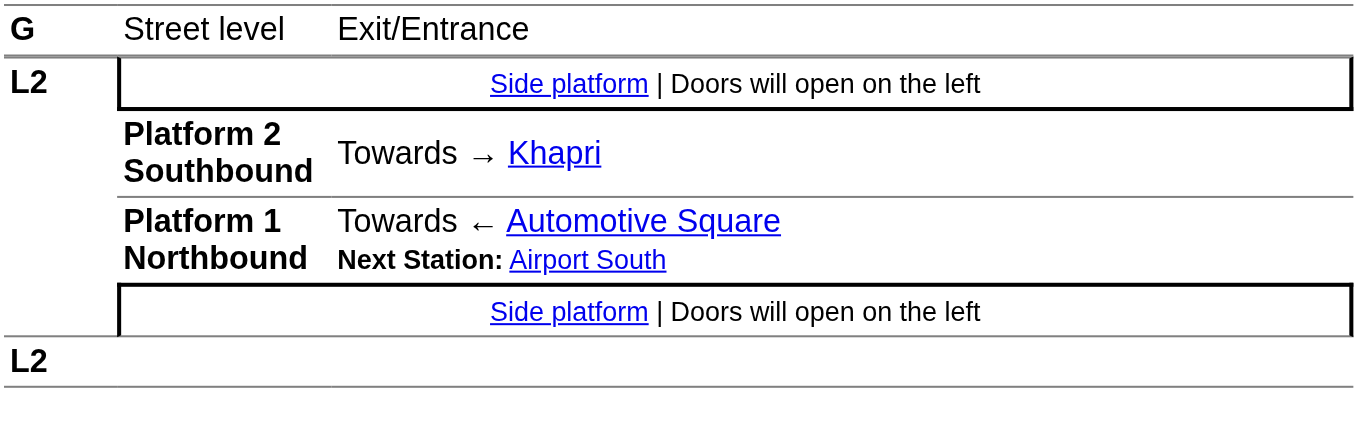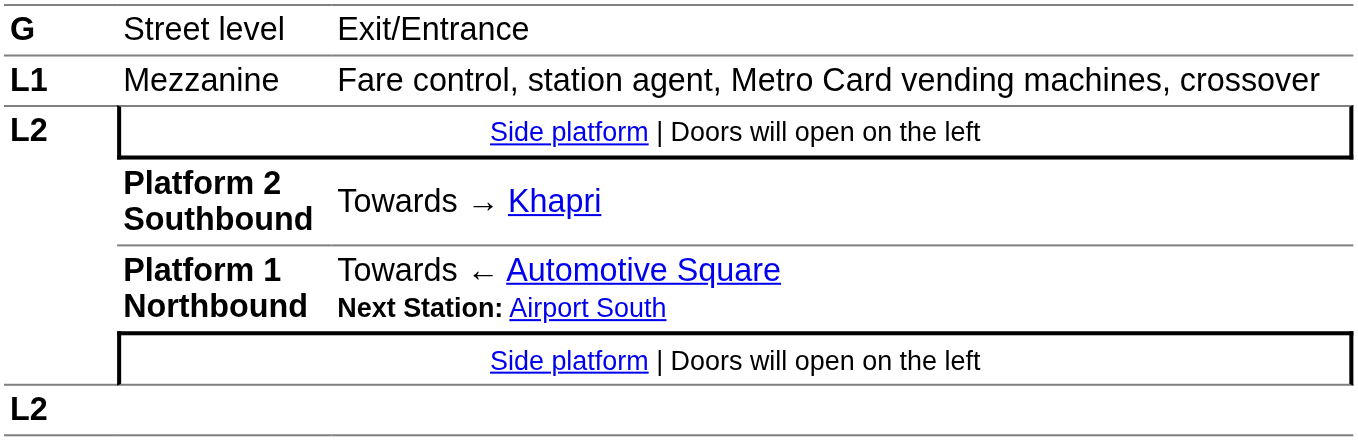+ row: (201, 80)
